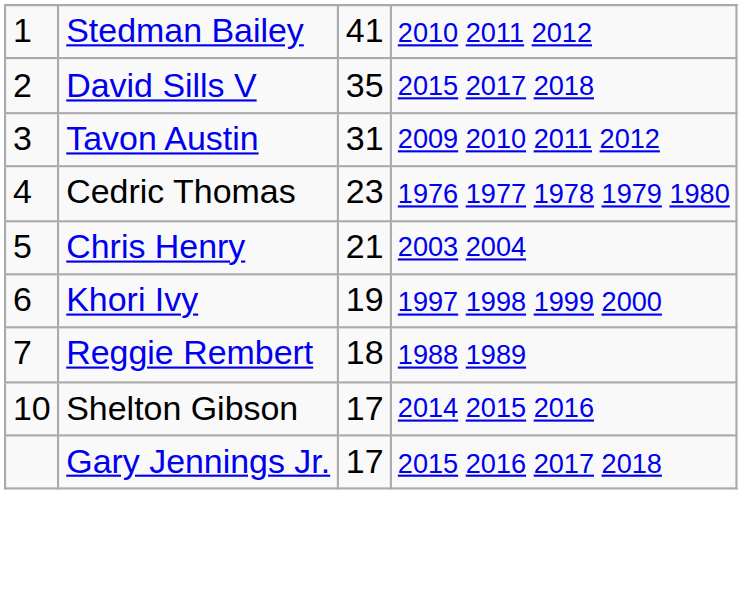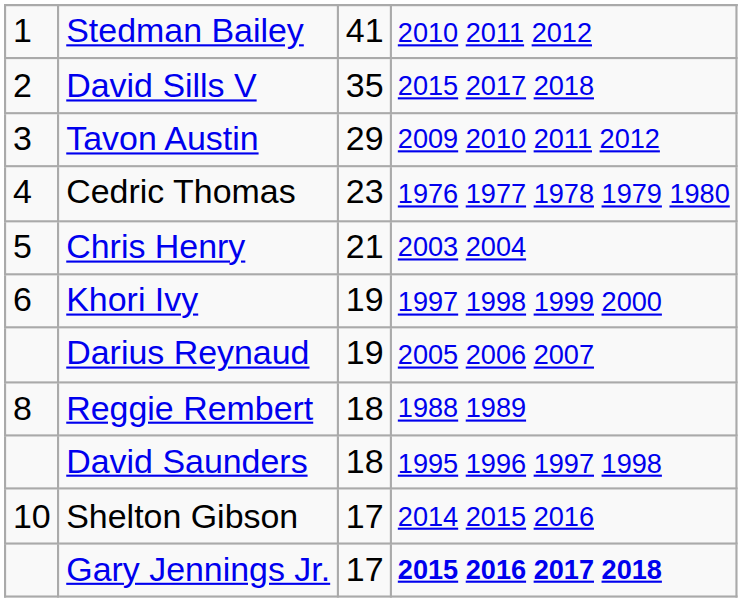(365, 138) 31 -> (365, 138) 29
+ row: (188, 354)
(22, 354) 7 -> (22, 407) 8
+ row: (187, 461)
(530, 462) normal -> (530, 570) bold
